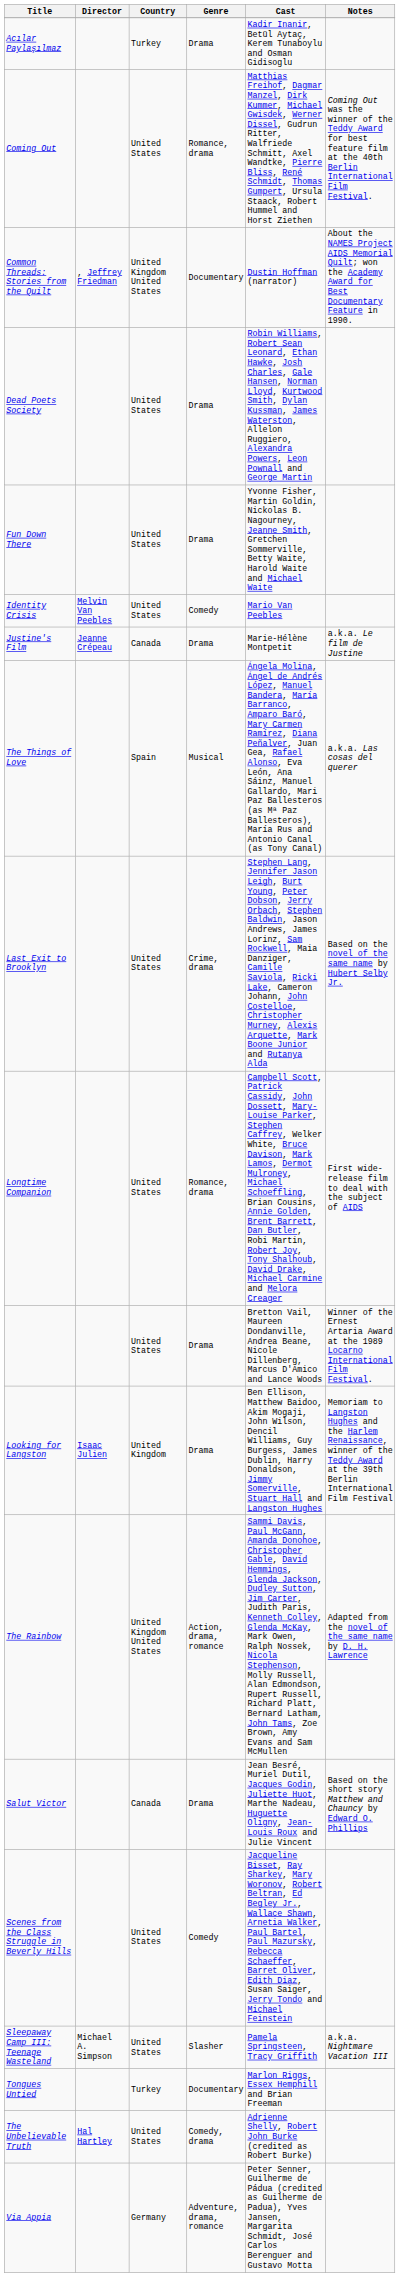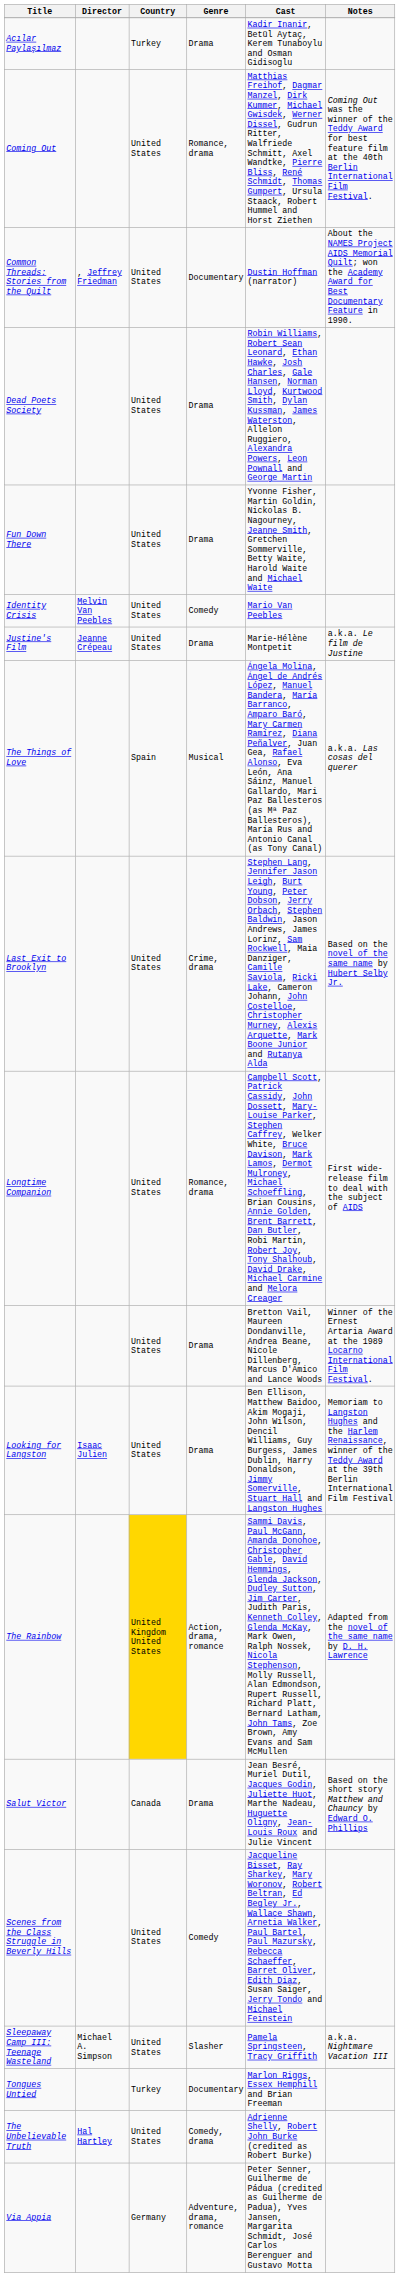(148, 277) United Kingdom United States -> (146, 277) United States
(146, 644) Canada -> (146, 644) United States
(148, 1451) United Kingdom -> (146, 1451) United States
(148, 1637) no background -> (148, 1637) gold background
